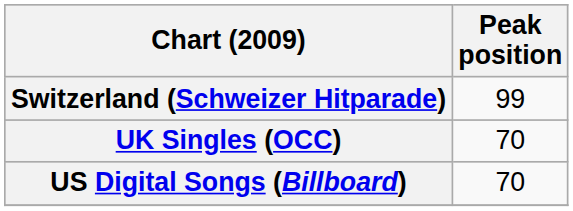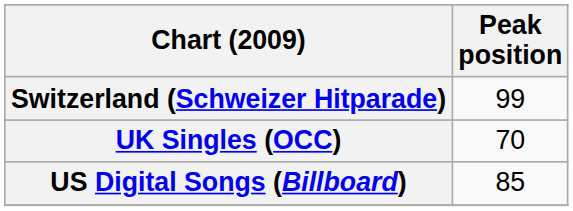(510, 182) 70 -> (510, 182) 85
